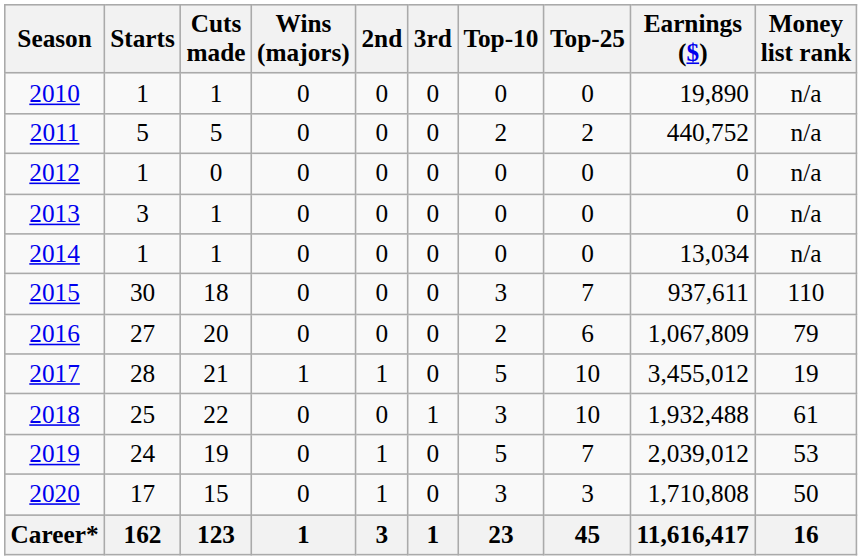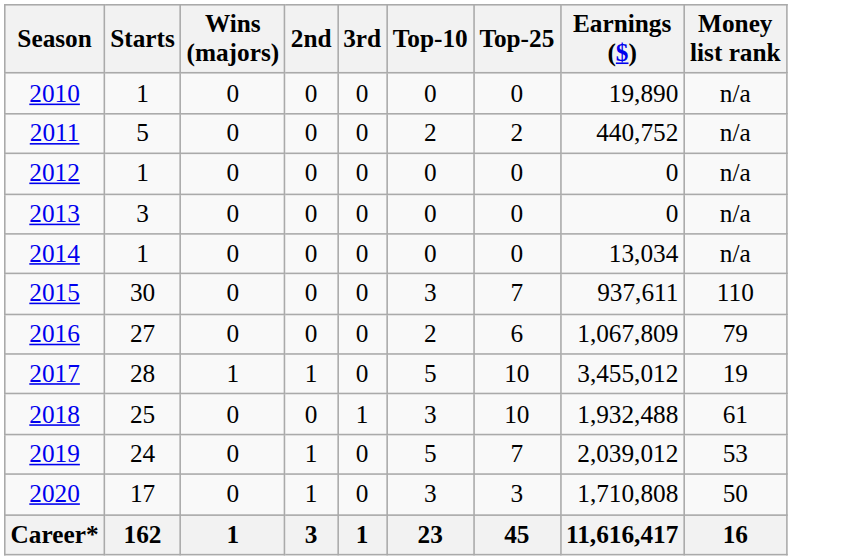- column: (216, 38)
